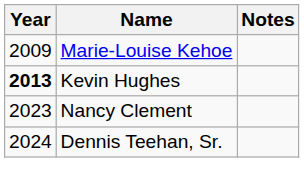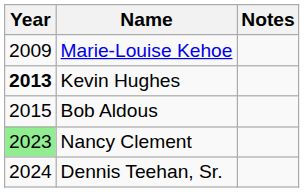+ row: (109, 111)
(30, 111) no background -> (30, 141) lightgreen background
